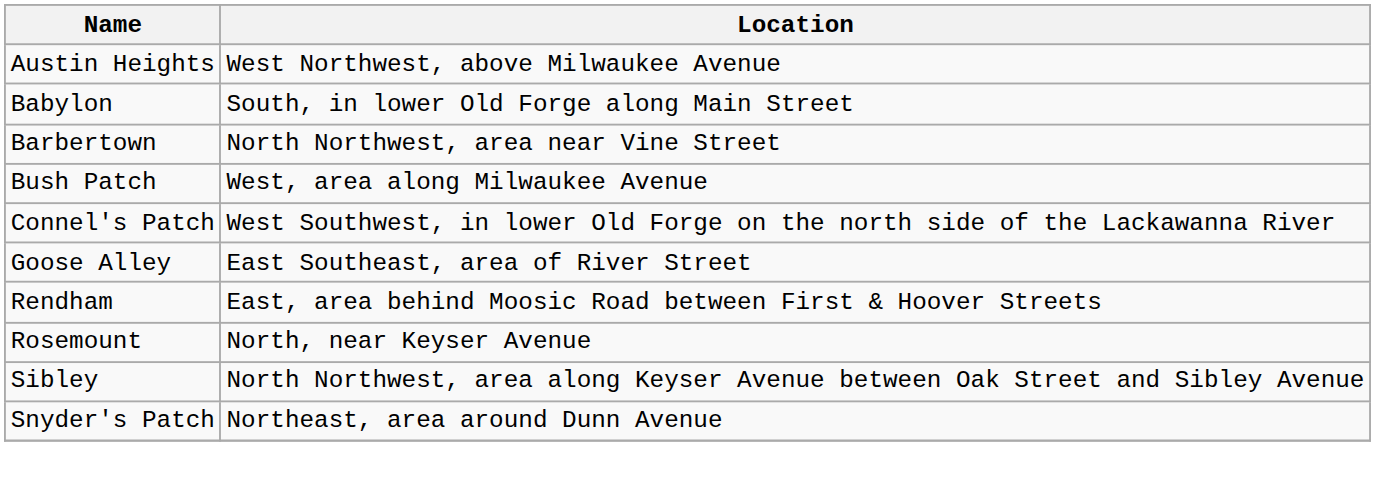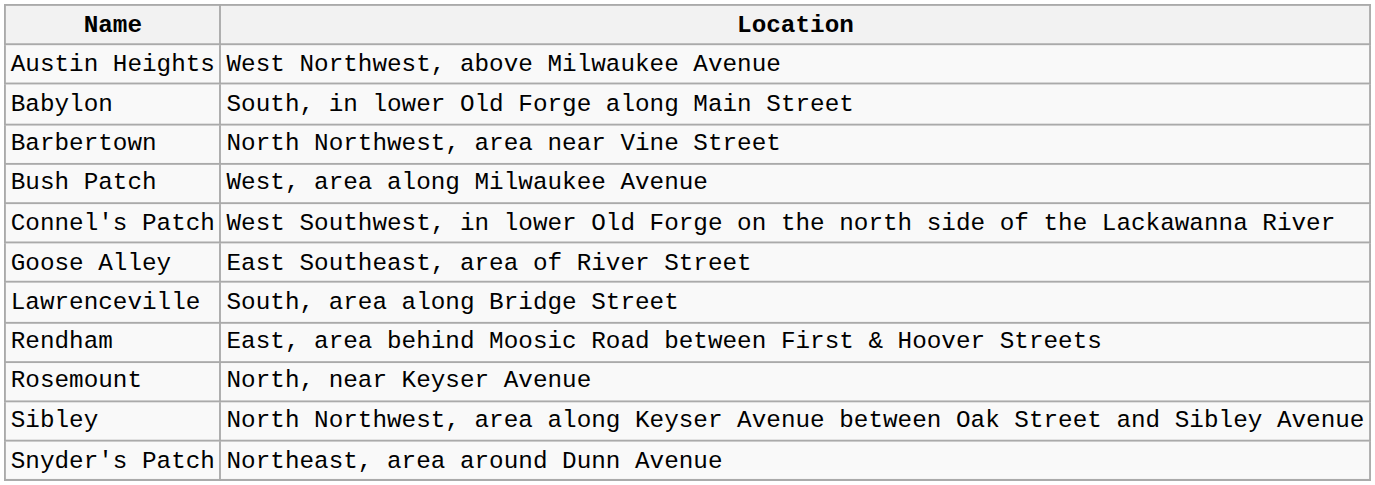+ row: (106, 302)
